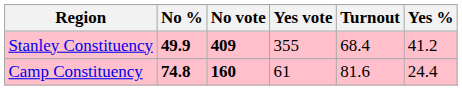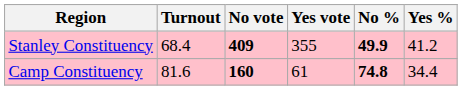columns swapped: (370, 17) <-> (182, 17)
(423, 71) 24.4 -> (423, 71) 34.4
